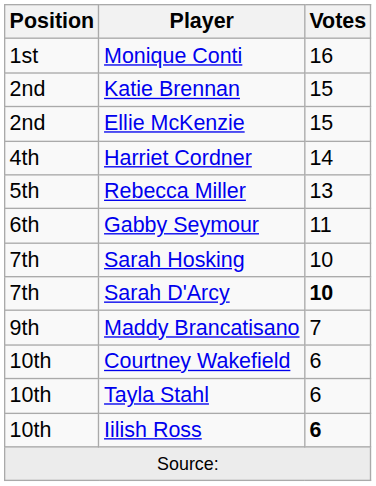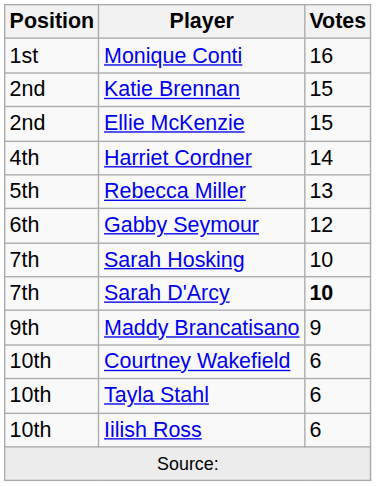(321, 225) 11 -> (321, 225) 12
(315, 327) 7 -> (315, 327) 9
(315, 429) bold -> (315, 429) normal
